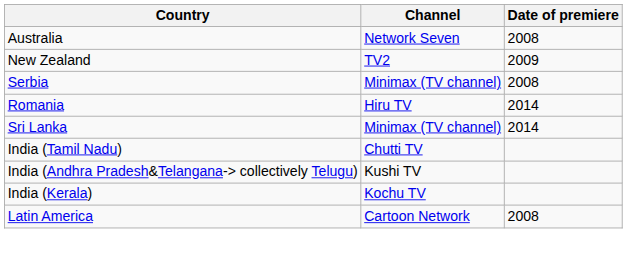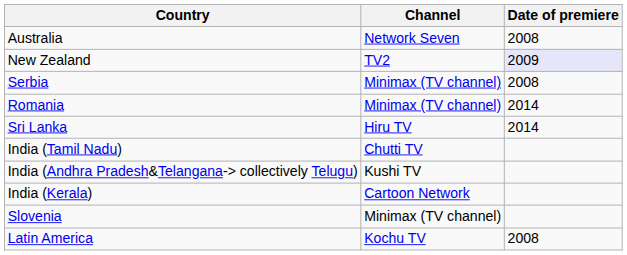(523, 60) no background -> (523, 60) lavender background
(388, 104) Hiru TV -> (433, 104) Minimax (TV channel)
(433, 127) Minimax (TV channel) -> (388, 127) Hiru TV
(395, 194) Kochu TV -> (417, 194) Cartoon Network
+ row: (35, 216)
(417, 216) Cartoon Network -> (395, 238) Kochu TV
